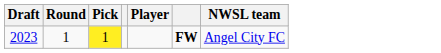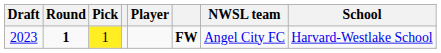+ column: (362, 15)
(66, 37) normal -> (66, 37) bold
